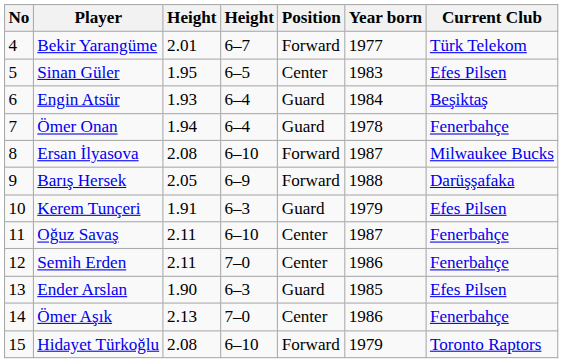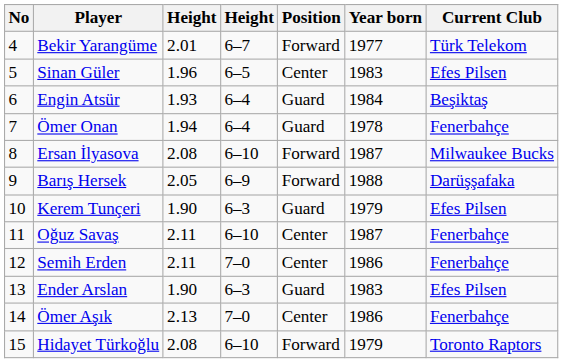(182, 72) 1.95 -> (182, 72) 1.96
(182, 208) 1.91 -> (182, 208) 1.90
(366, 289) 1985 -> (366, 289) 1983
